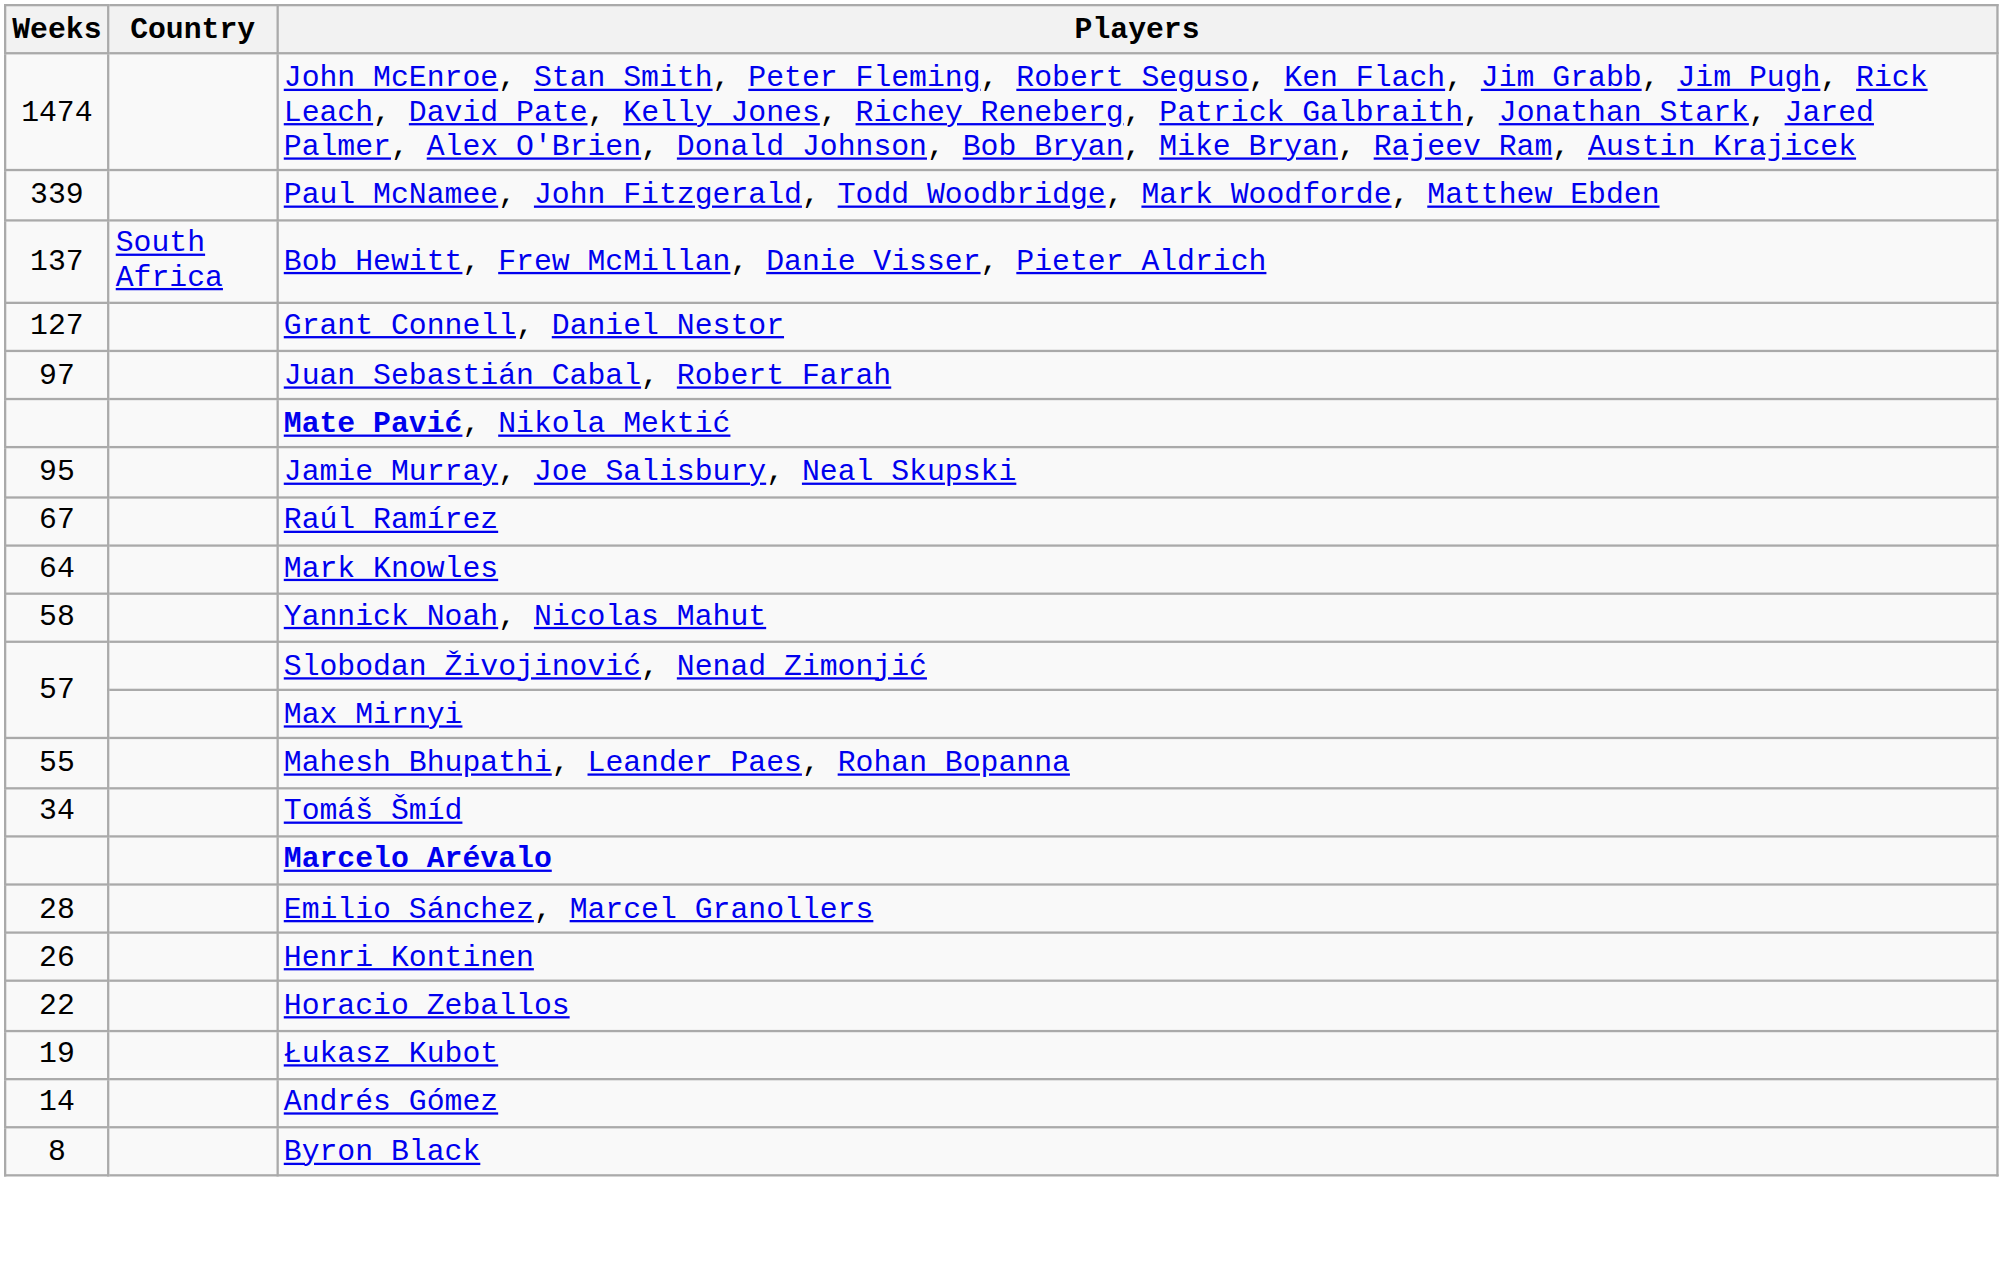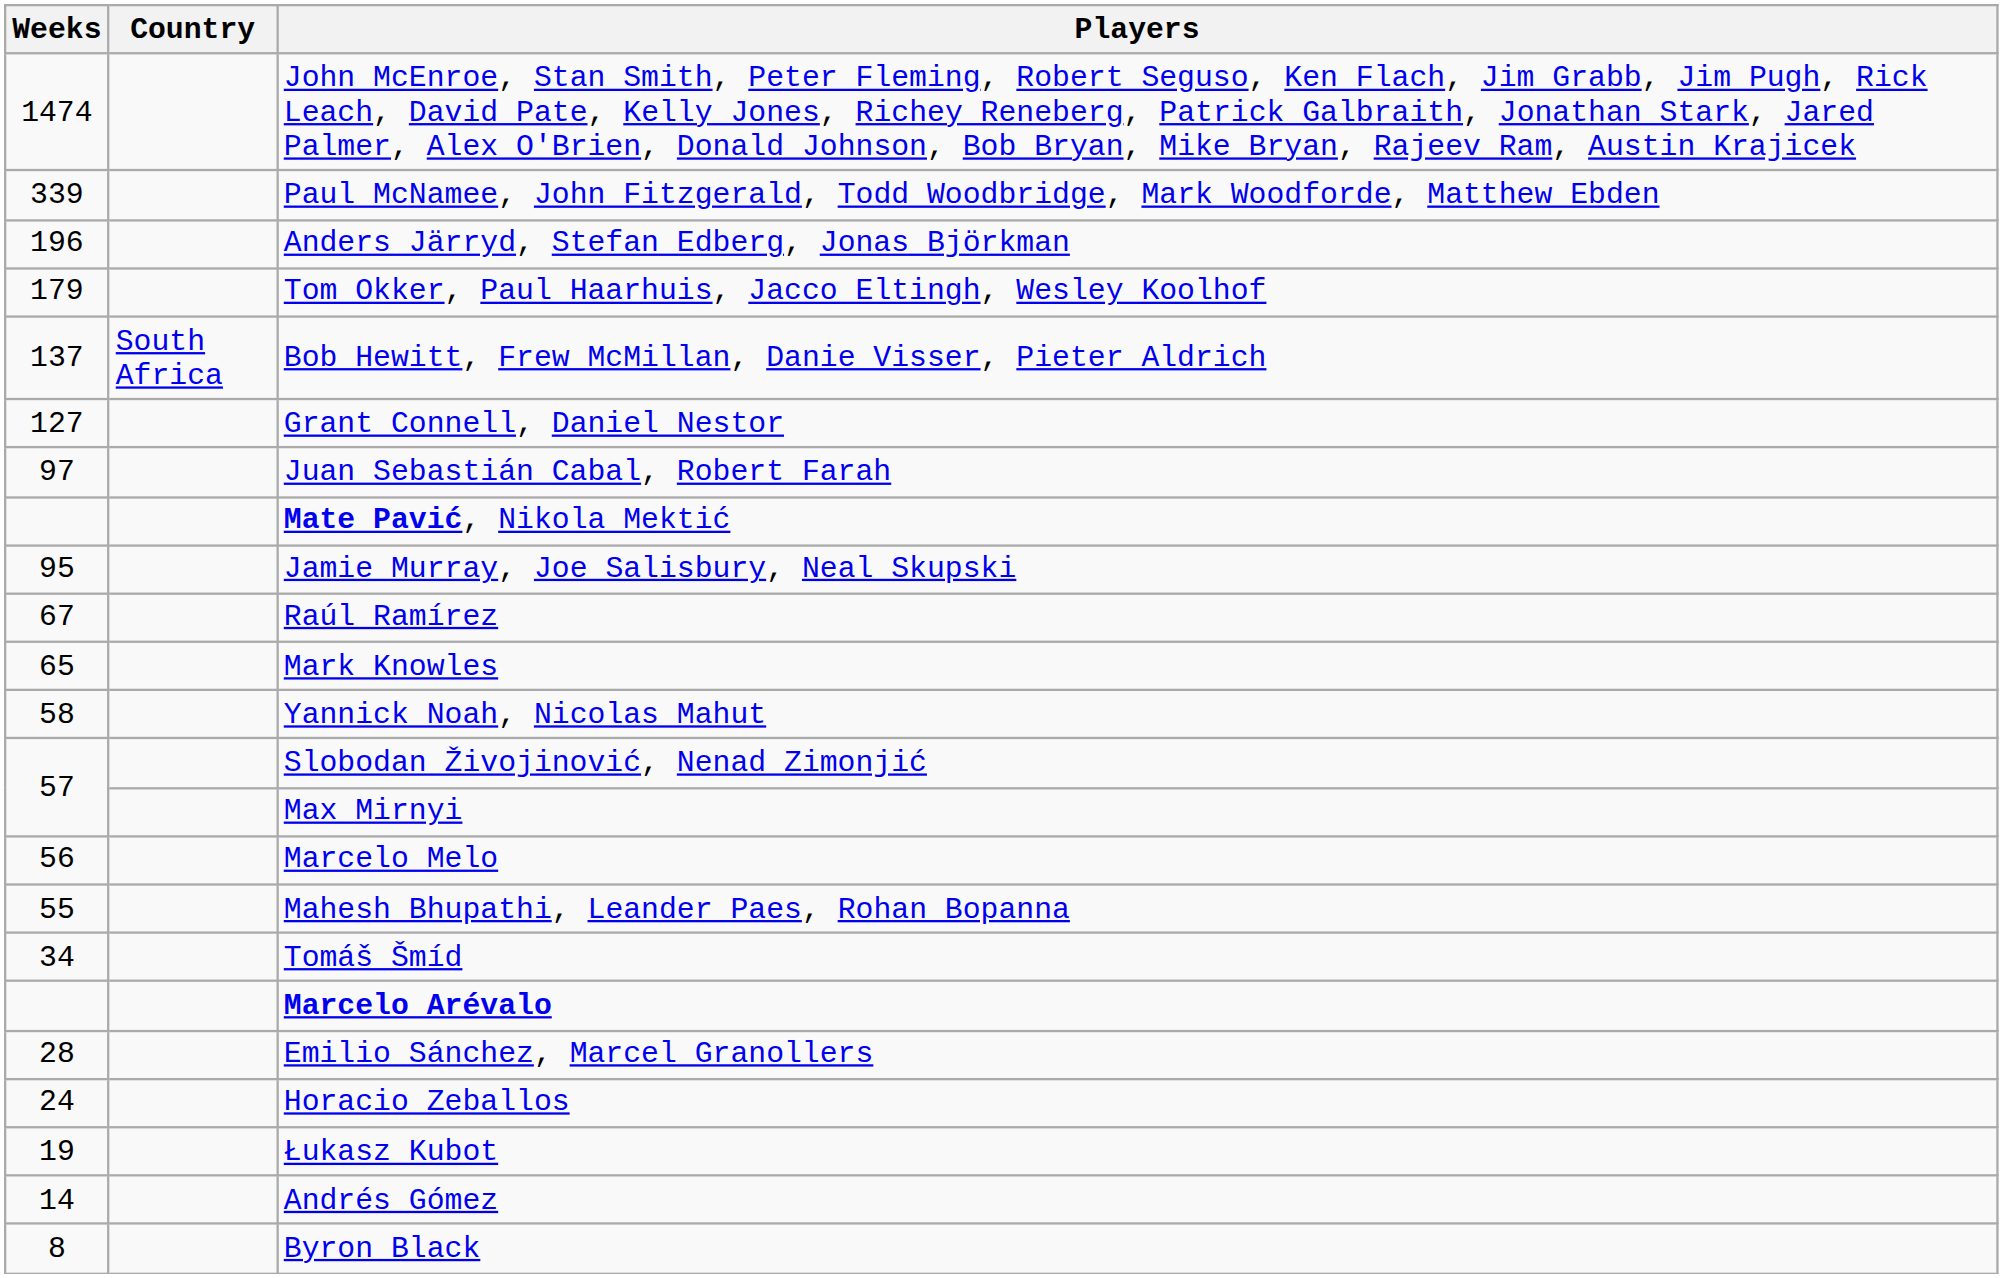+ row: (677, 244)
+ row: (775, 292)
(57, 569) 64 -> (57, 666) 65
+ row: (391, 860)
- row: (409, 957)
(57, 1006) 22 -> (57, 1103) 24
